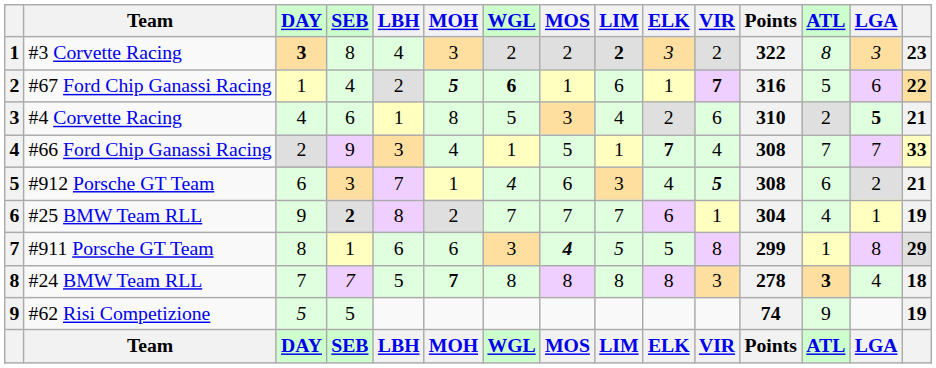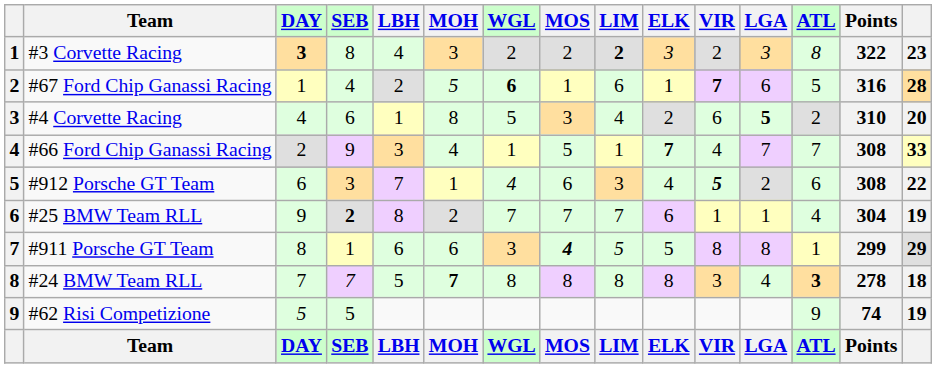columns swapped: (876, 20) <-> (771, 20)
(453, 85) bold -> (453, 85) normal
(917, 85) 22 -> (917, 85) 28
(917, 117) 21 -> (917, 117) 20
(917, 183) 21 -> (917, 183) 22
